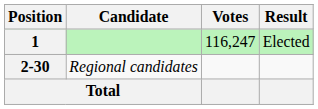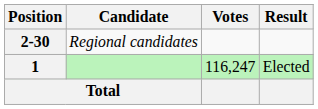rows swapped: (35, 41) <-> (35, 66)
